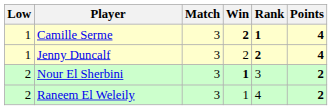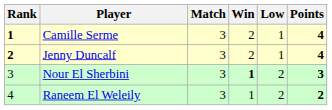columns swapped: (270, 14) <-> (19, 14)
(246, 34) bold -> (251, 34) normal
(321, 74) 2 -> (321, 74) 3
